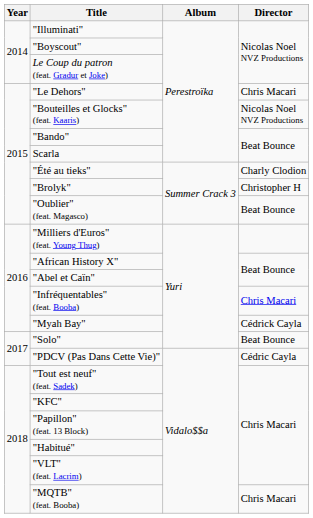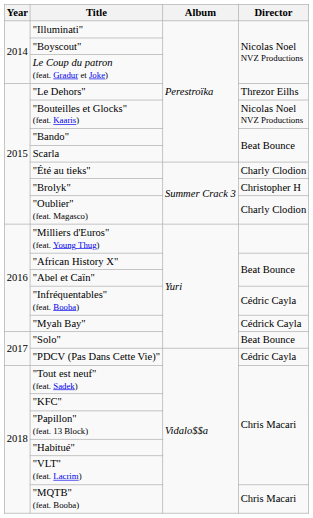(268, 91) Chris Macari -> (270, 91) Threzor Eilhs
(268, 210) Beat Bounce -> (273, 210) Charly Clodion
(268, 300) Chris Macari -> (268, 300) Cédric Cayla
